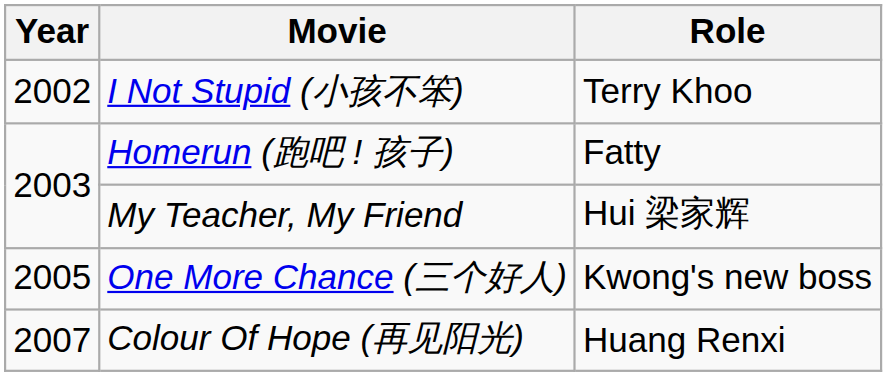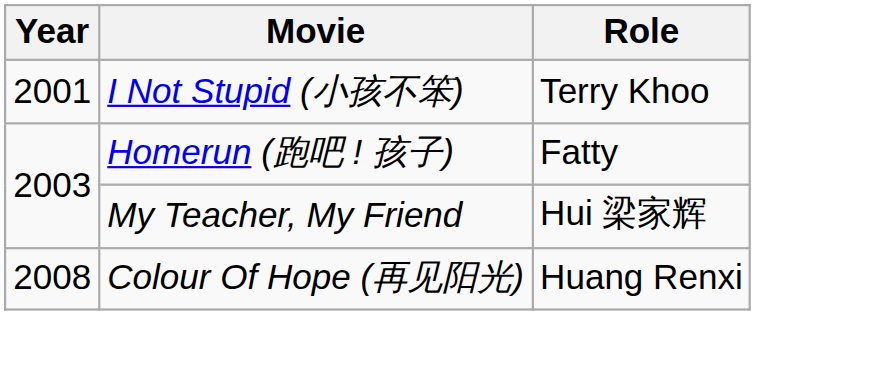(52, 91) 2002 -> (52, 91) 2001
- row: (337, 276)
(52, 339) 2007 -> (52, 277) 2008
